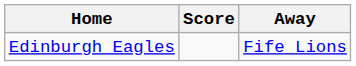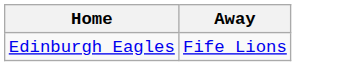- column: (209, 19)
